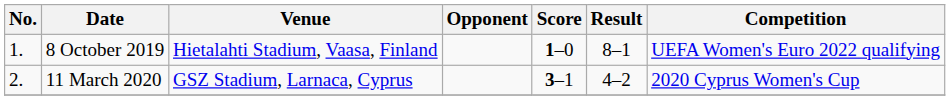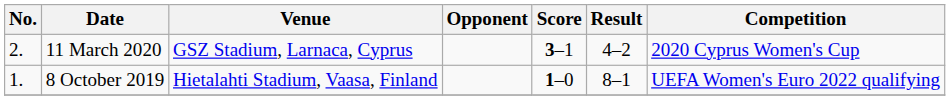rows swapped: (105, 49) <-> (104, 79)
